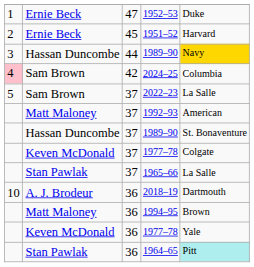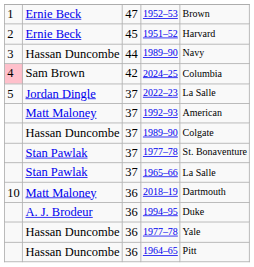(193, 14) Duke -> (196, 14) Brown
(193, 53) gold background -> (193, 53) no background
(55, 93) Sam Brown -> (61, 93) Jordan Dingle
(215, 133) St. Bonaventure -> (198, 133) Colgate
(70, 152) Keven McDonald -> (57, 152) Stan Pawlak
(198, 152) Colgate -> (215, 152) St. Bonaventure
(59, 192) A. J. Brodeur -> (61, 192) Matt Maloney
(61, 212) Matt Maloney -> (59, 212) A. J. Brodeur
(196, 212) Brown -> (193, 212) Duke
(70, 232) Keven McDonald -> (72, 232) Hassan Duncombe
(57, 251) Stan Pawlak -> (72, 251) Hassan Duncombe
(190, 251) paleturquoise background -> (190, 251) no background
